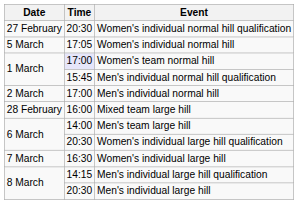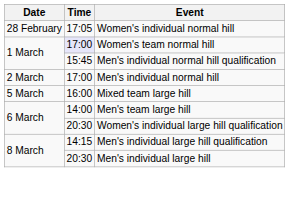- row: (194, 28)
(25, 45) 5 March -> (34, 28) 28 February
(34, 110) 28 February -> (25, 93) 5 March
- row: (161, 158)
